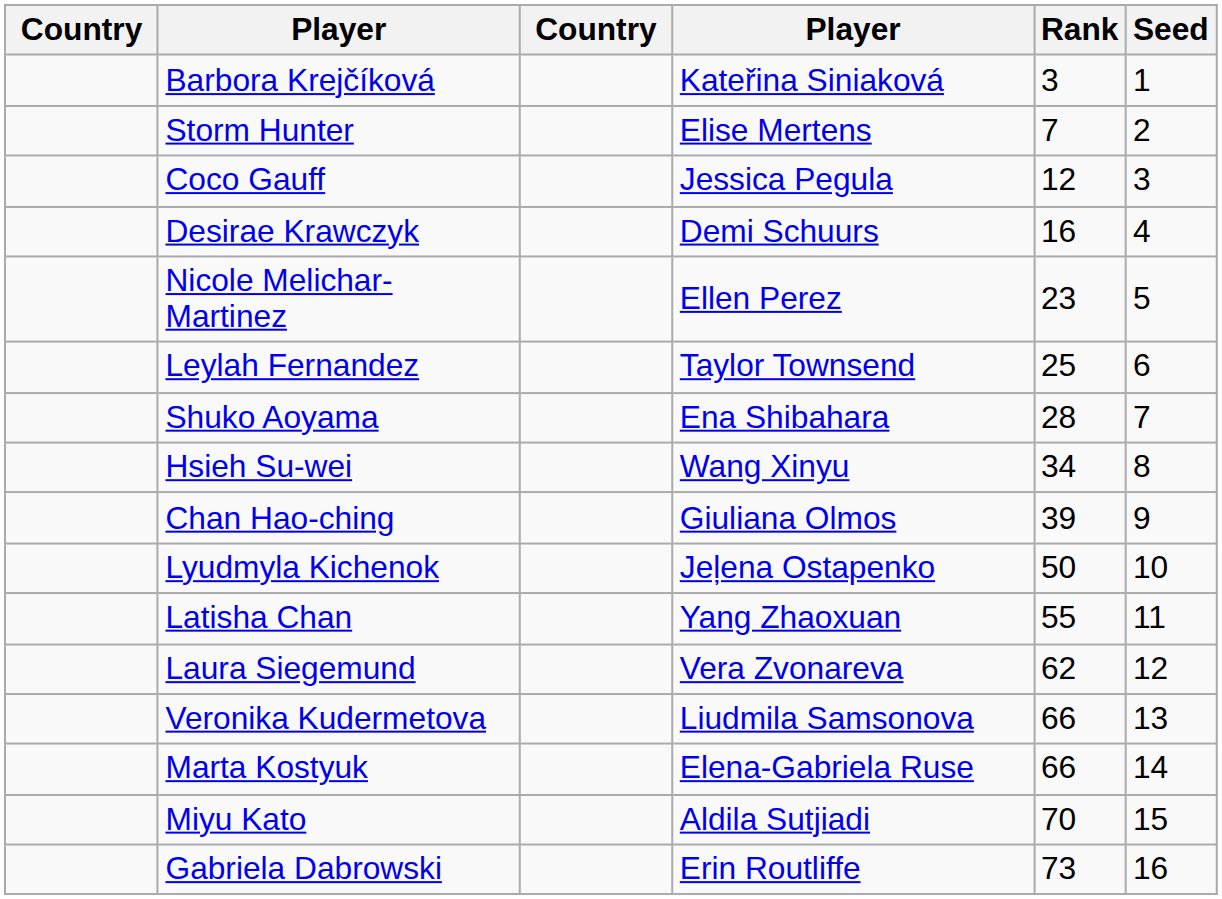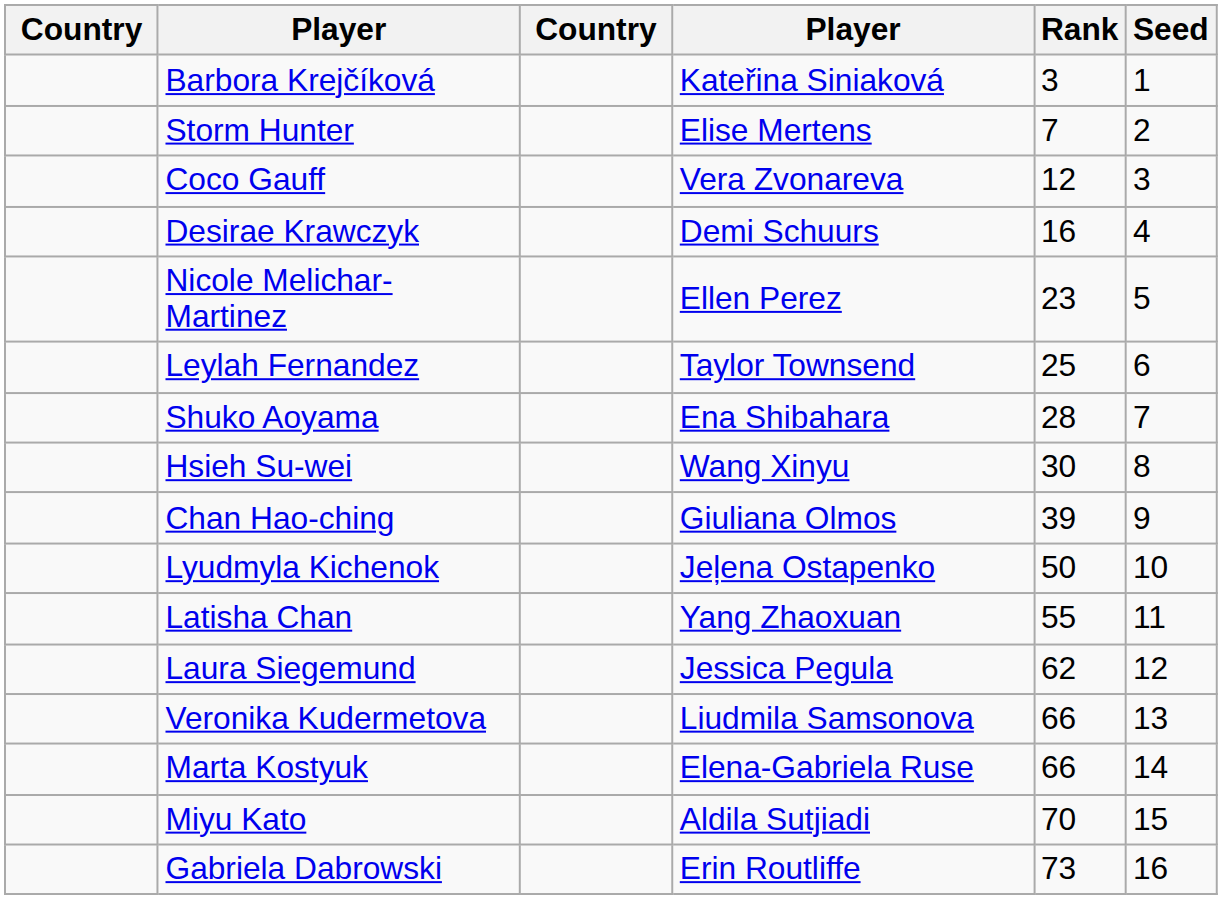(786, 180) Jessica Pegula -> (792, 180) Vera Zvonareva
(1059, 467) 34 -> (1059, 467) 30
(792, 668) Vera Zvonareva -> (786, 668) Jessica Pegula
